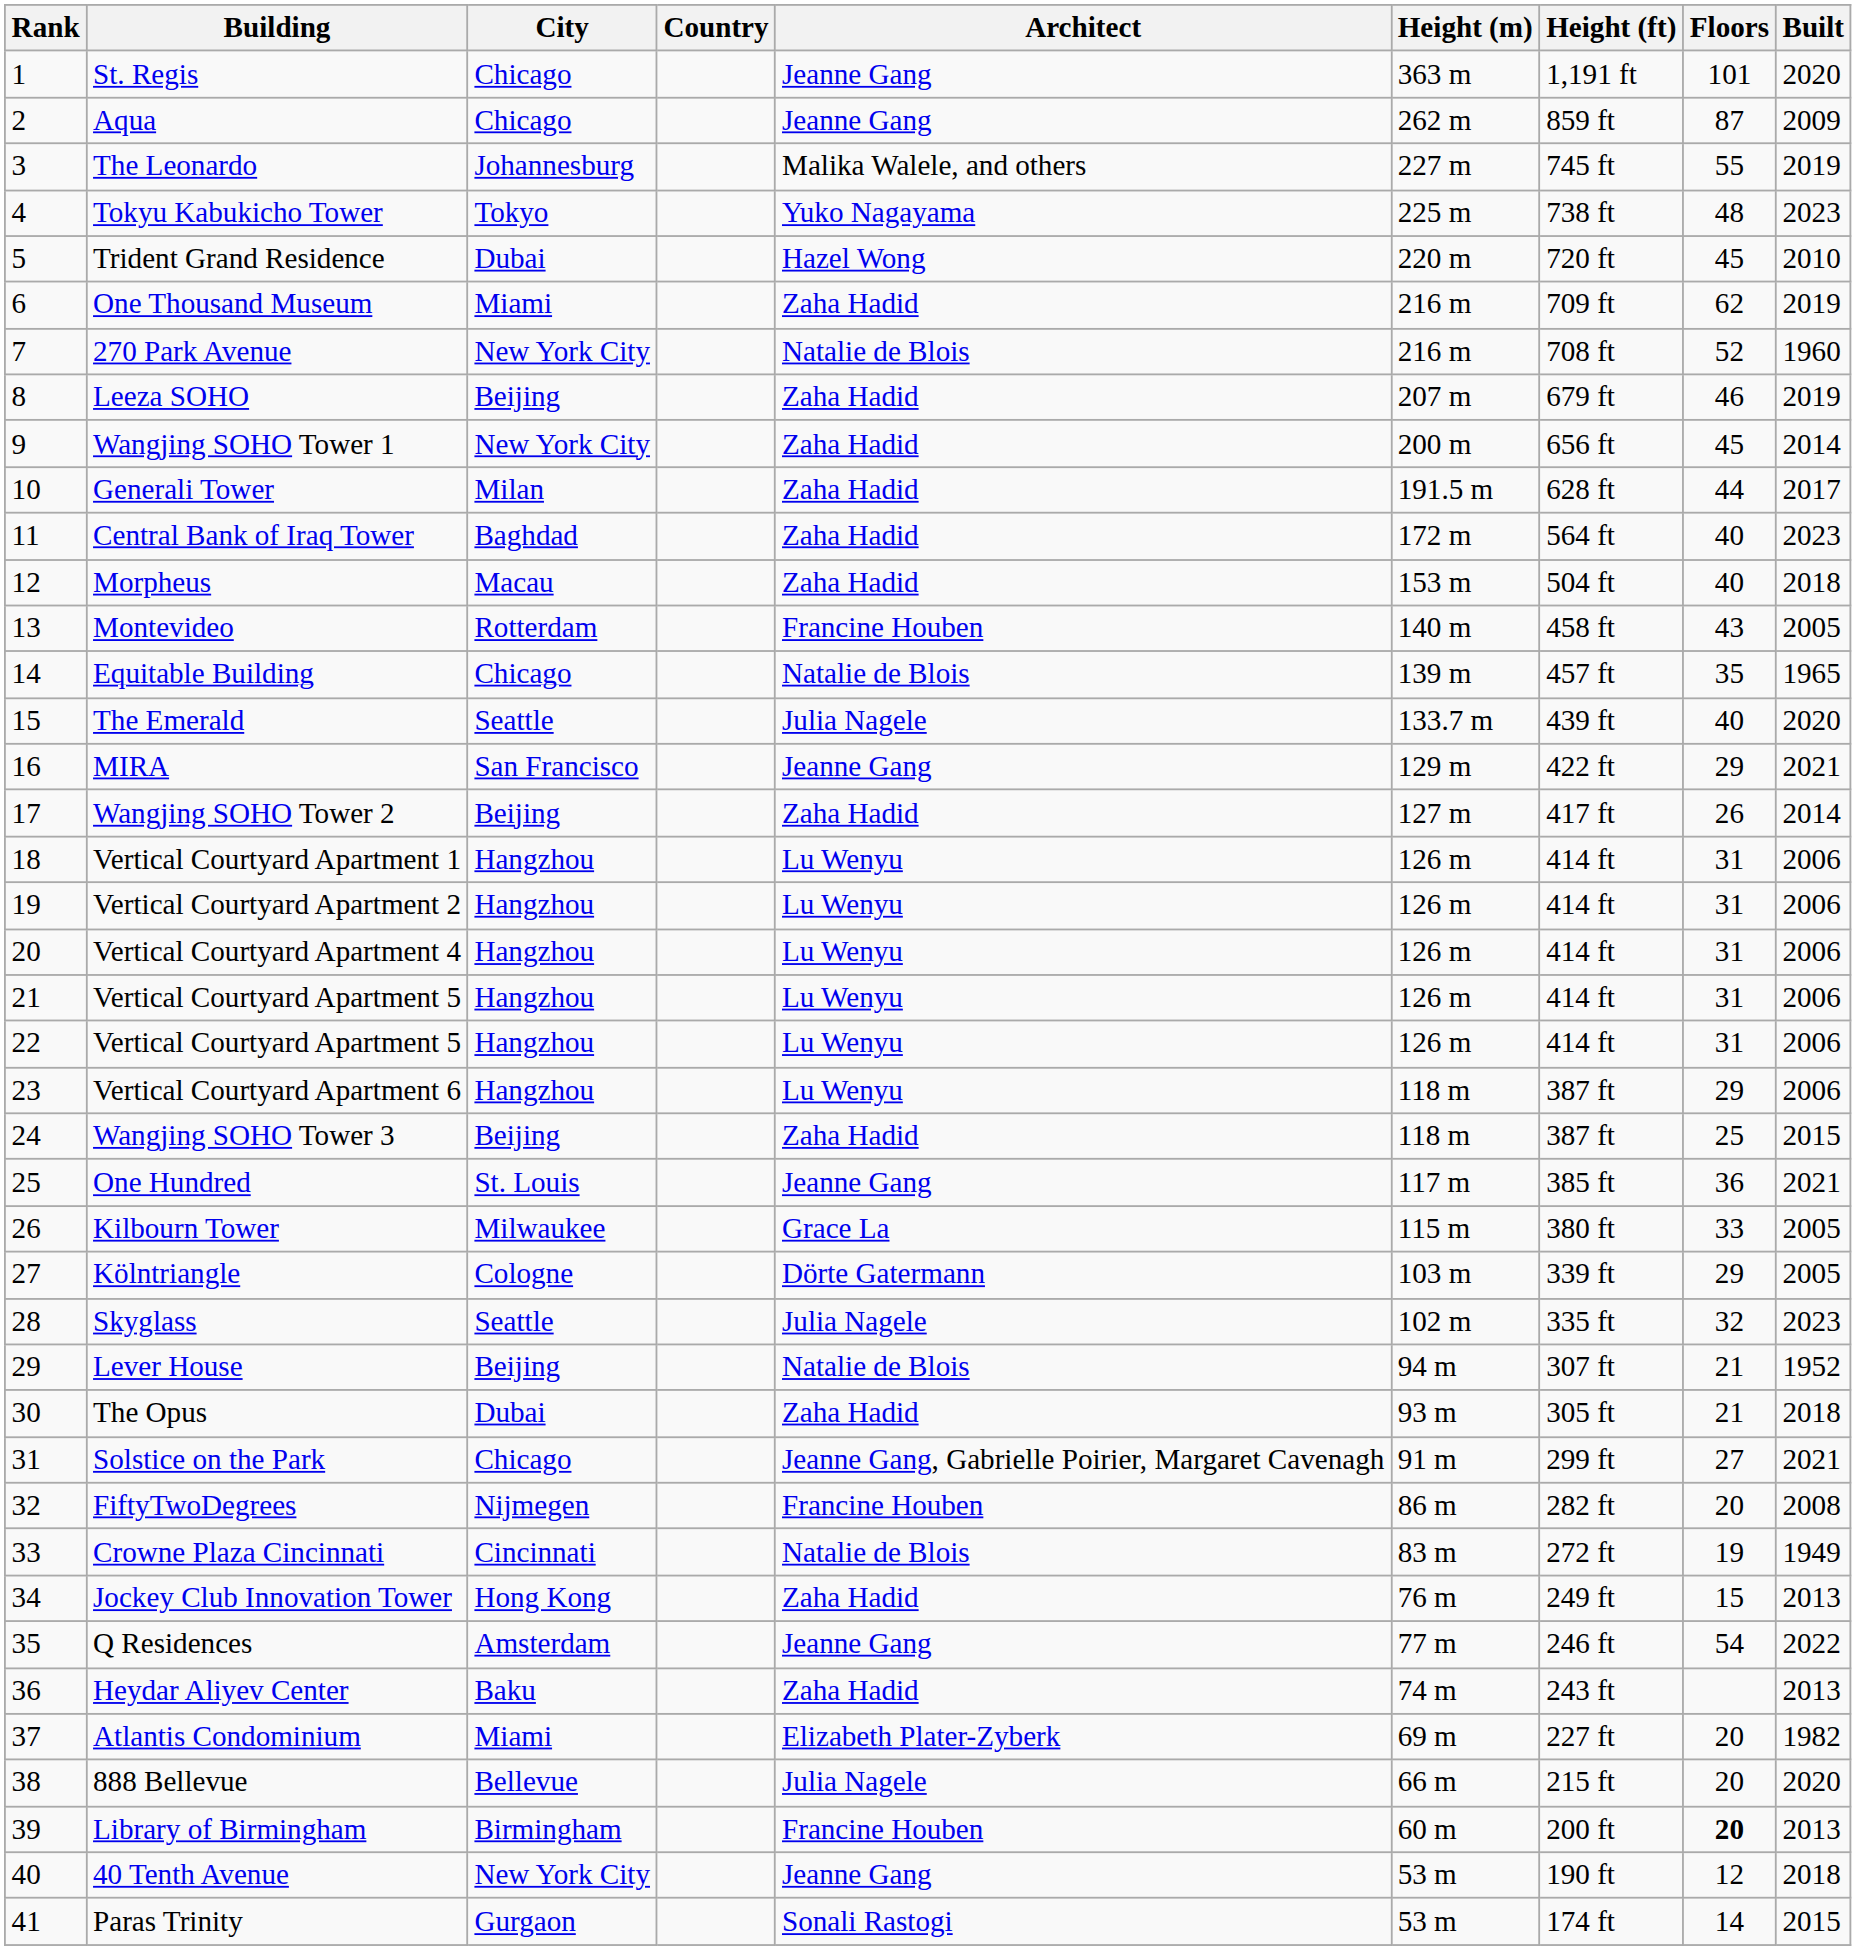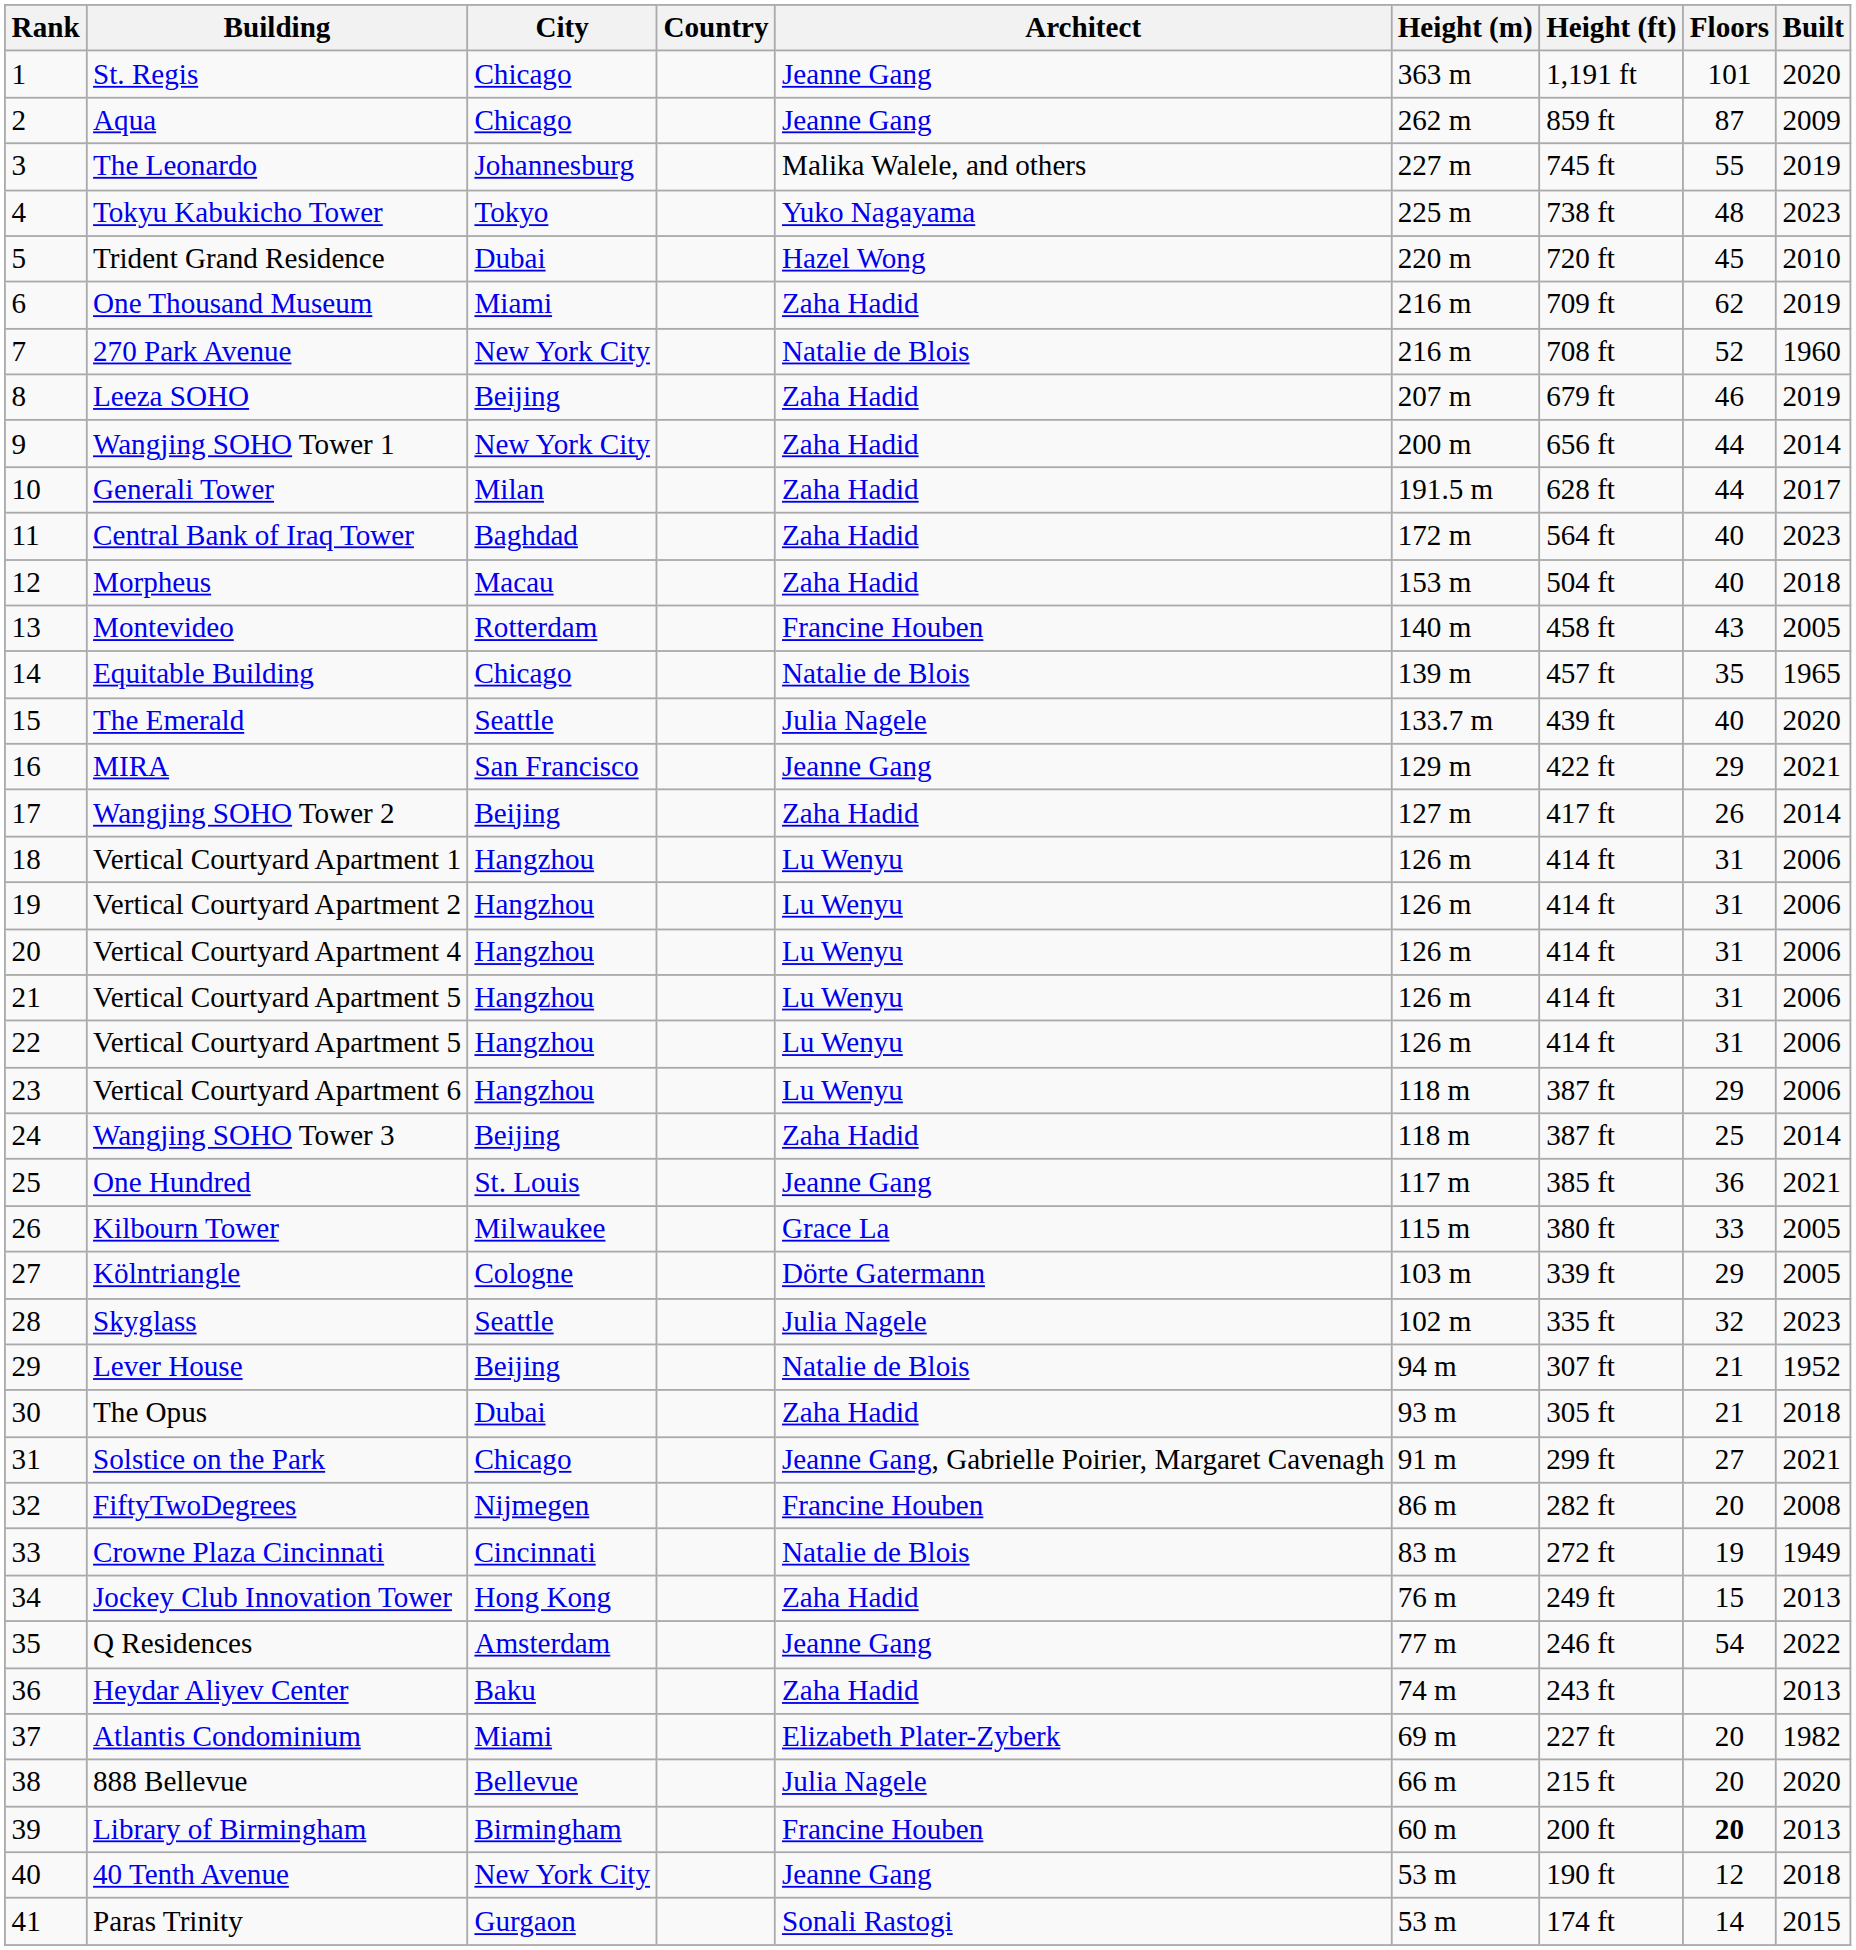(1729, 443) 45 -> (1729, 443) 44
(1812, 1135) 2015 -> (1812, 1135) 2014
